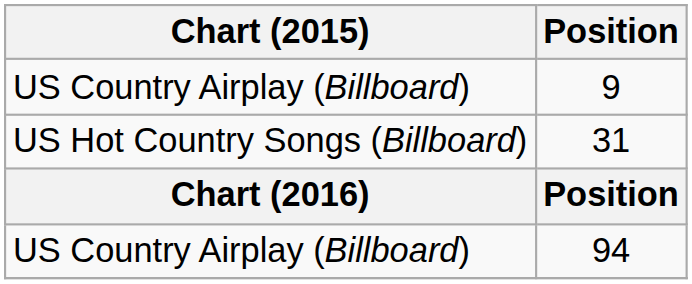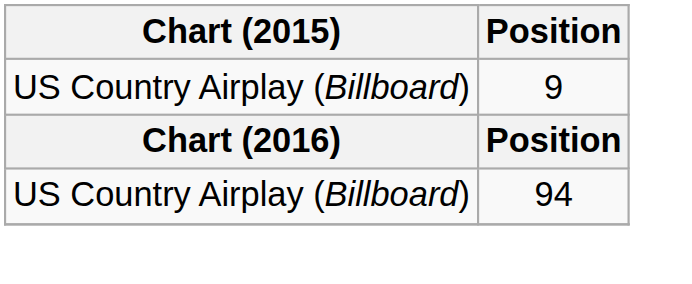- row: (611, 140)
